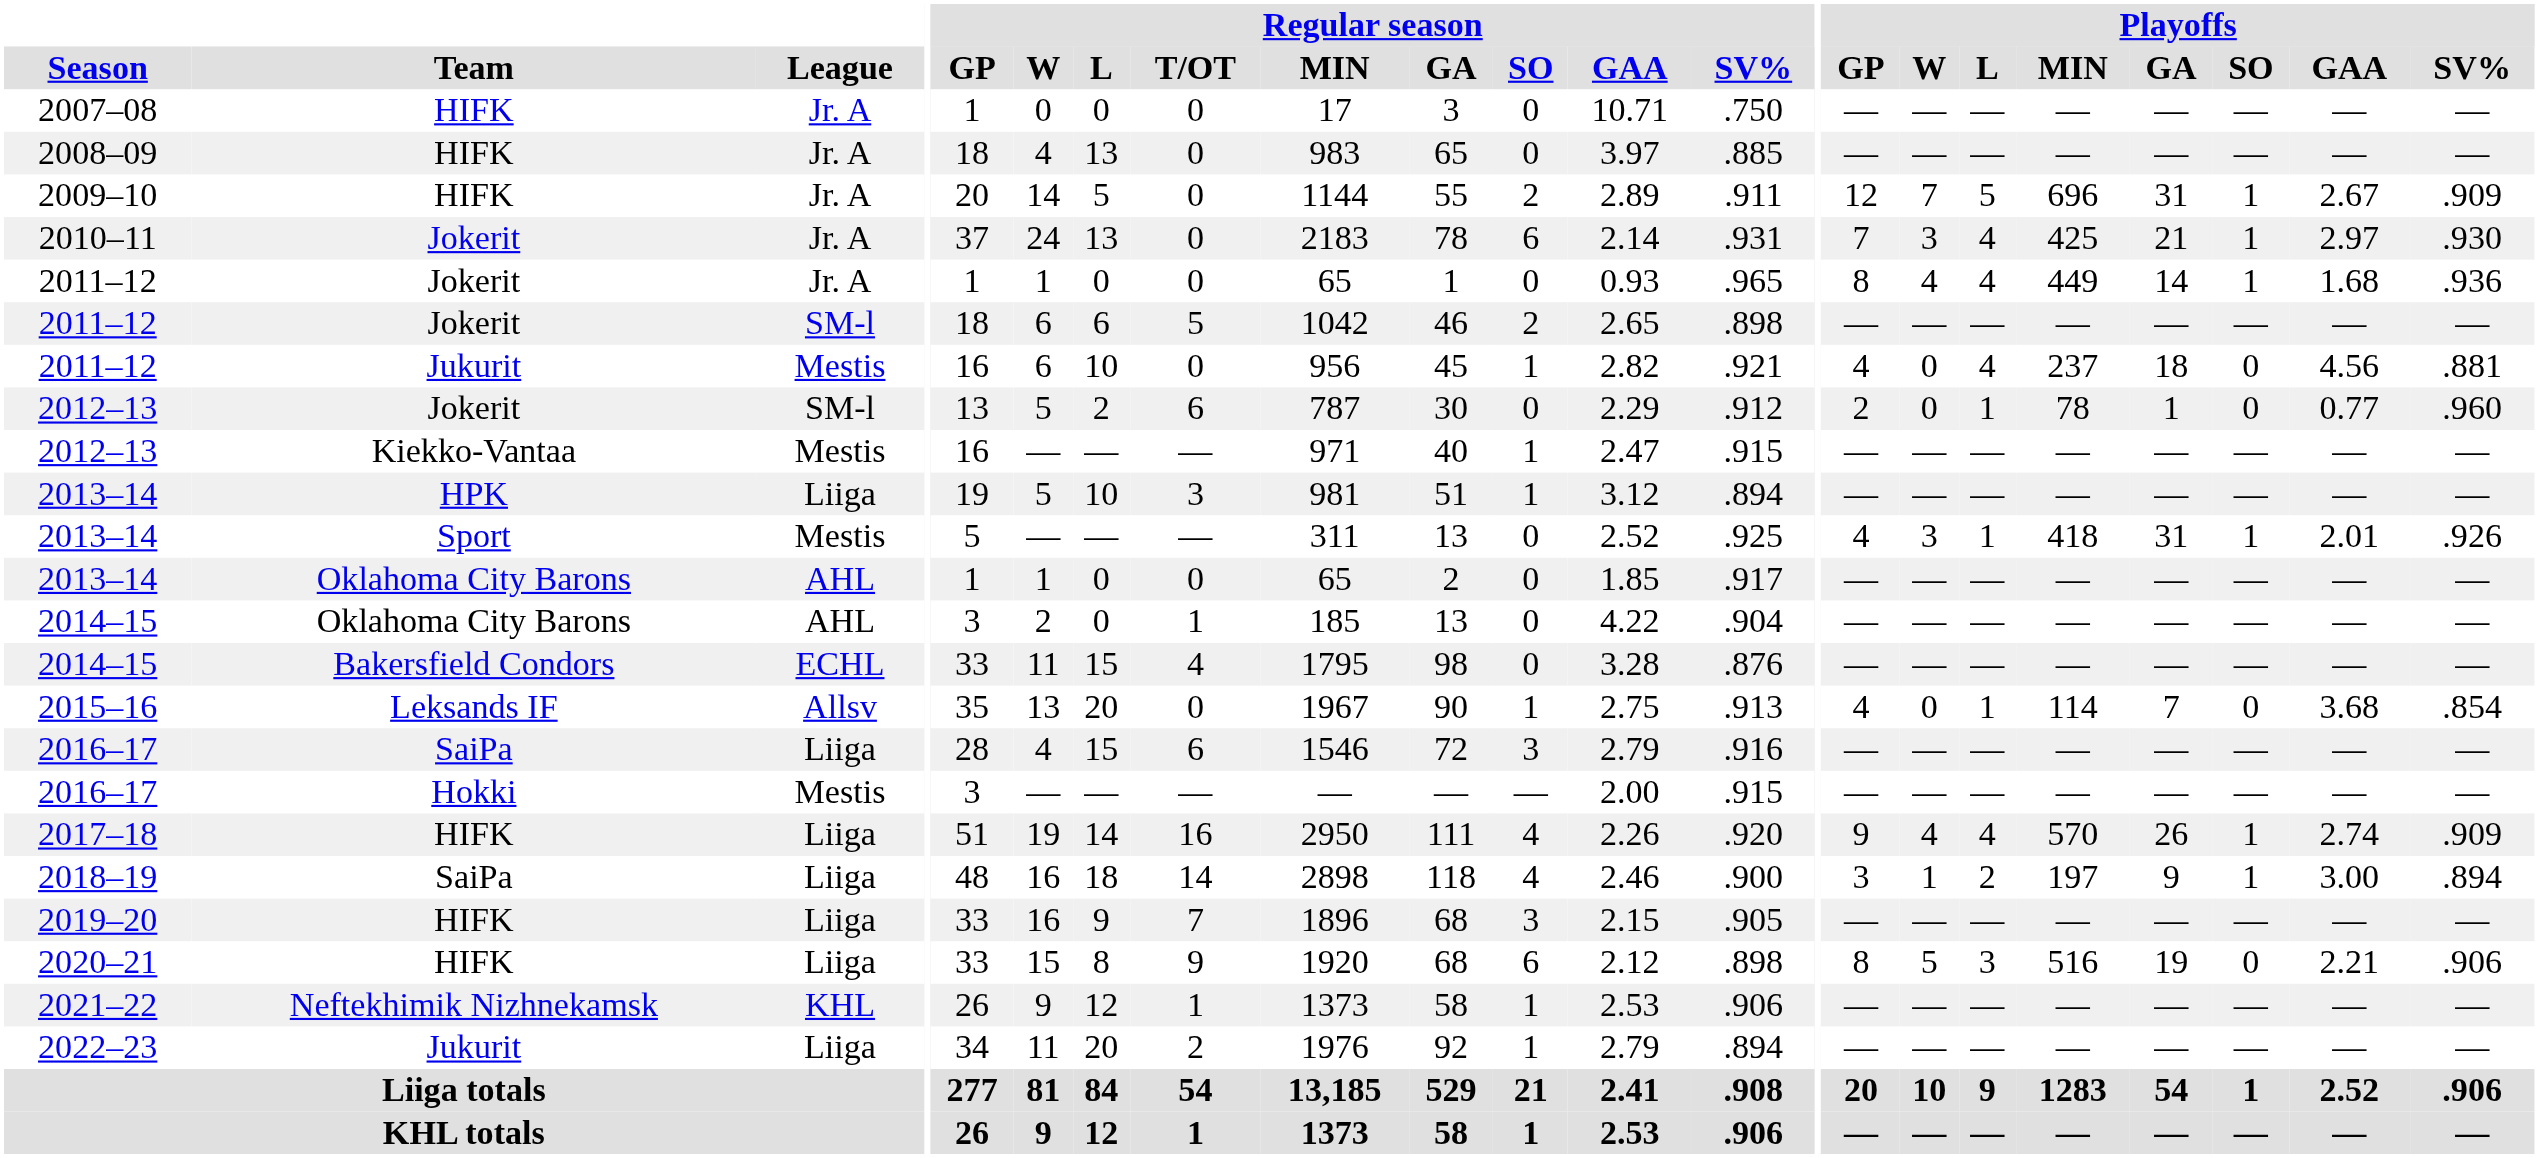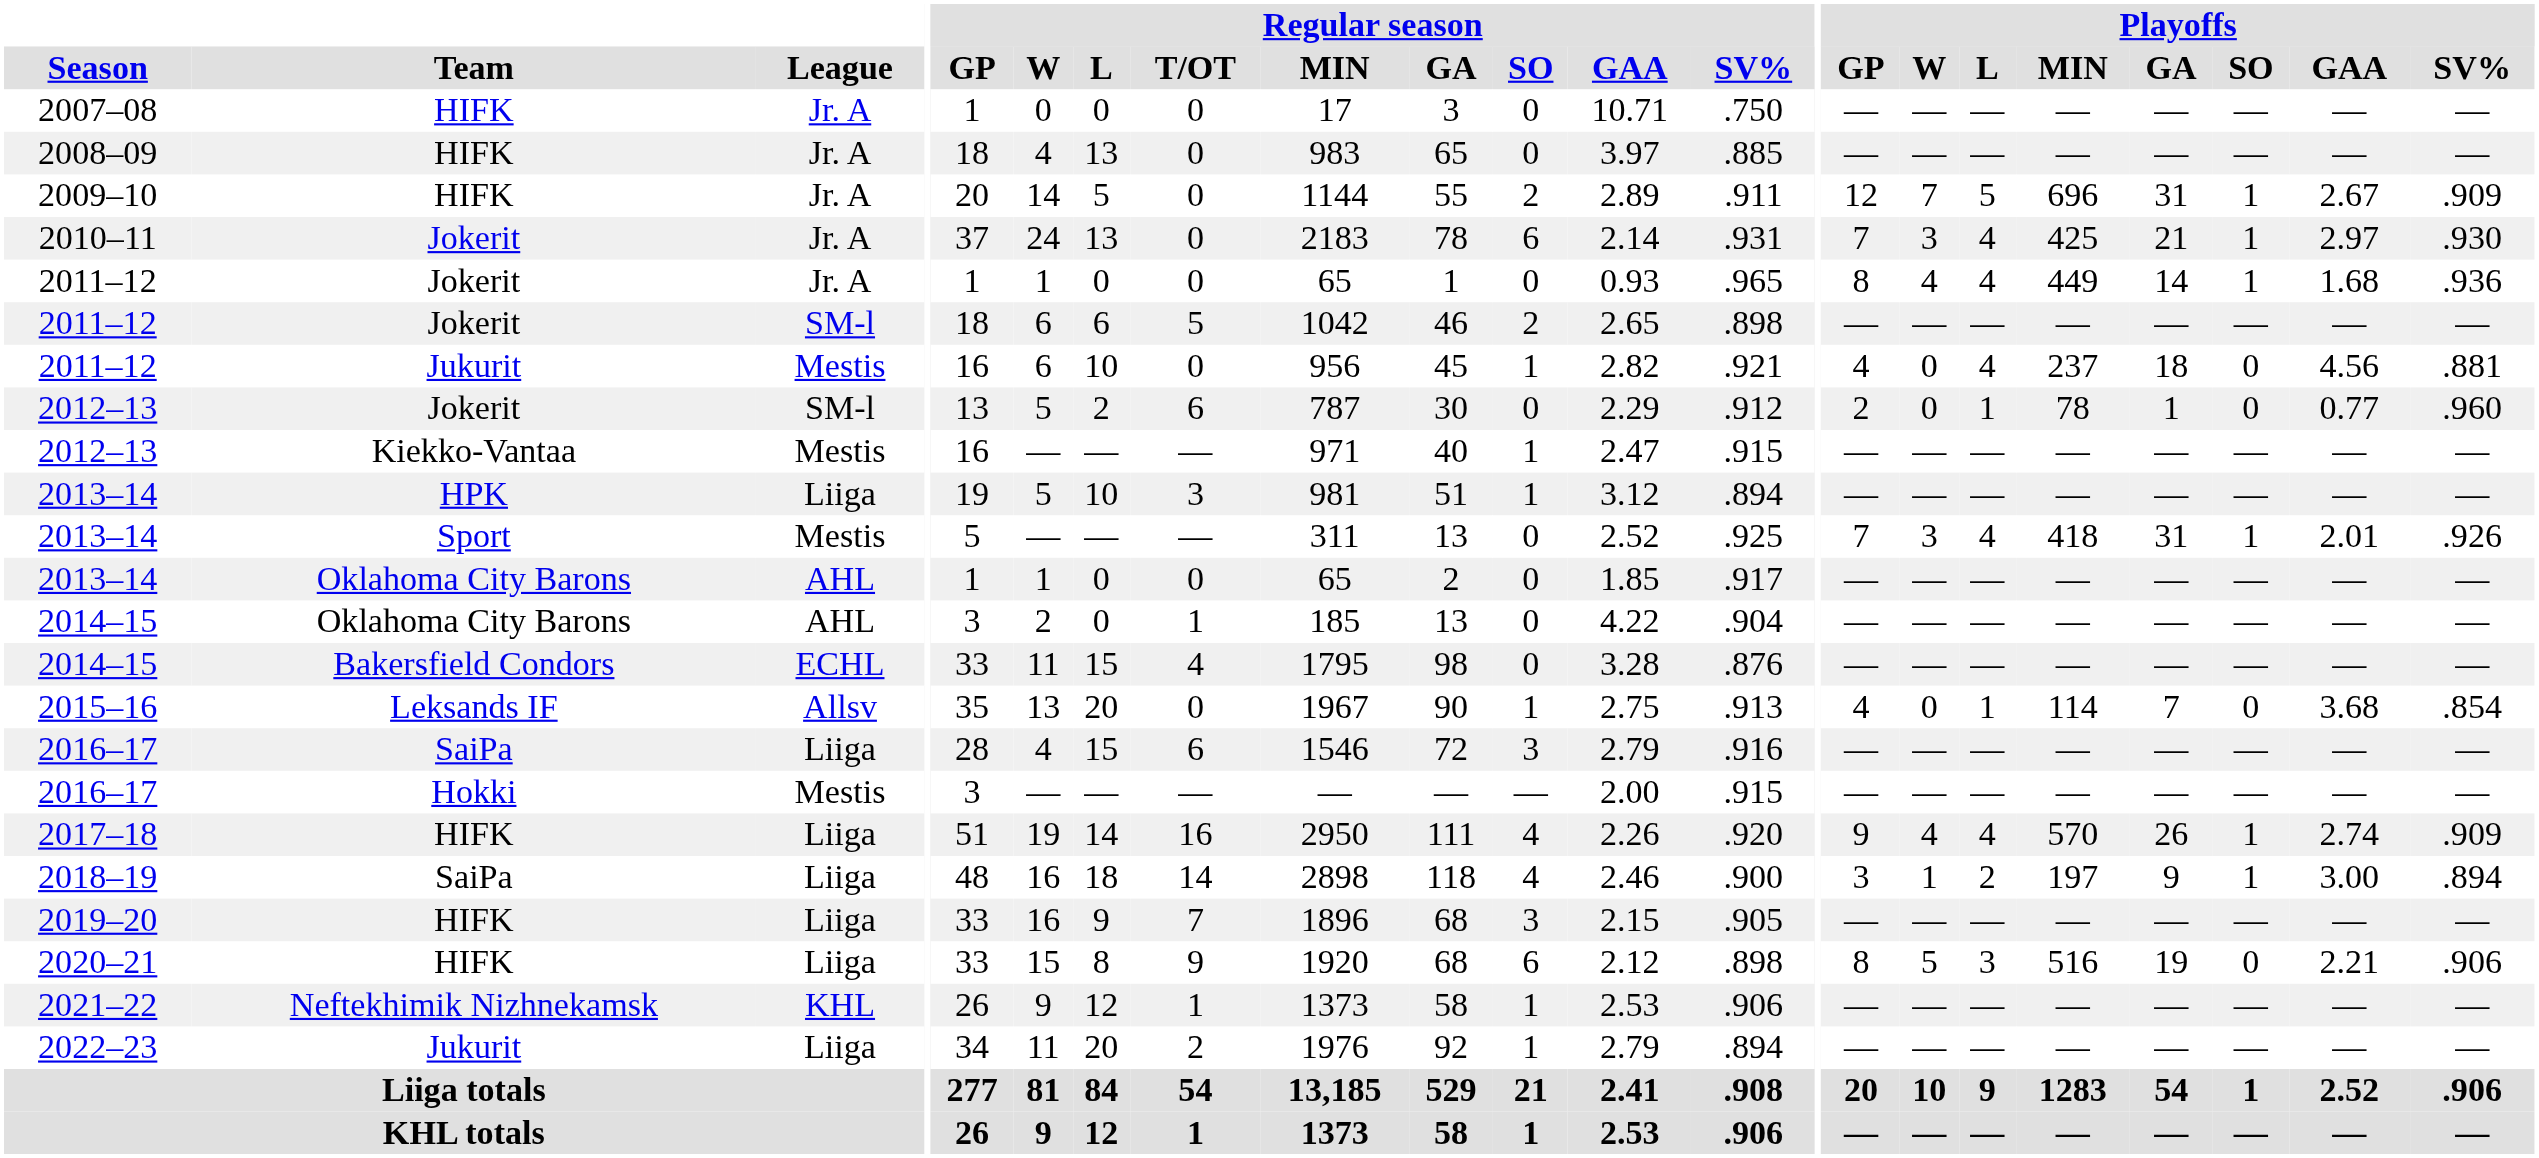(1861, 535) 4 -> (1861, 535) 7
(1987, 535) 1 -> (1987, 535) 4
